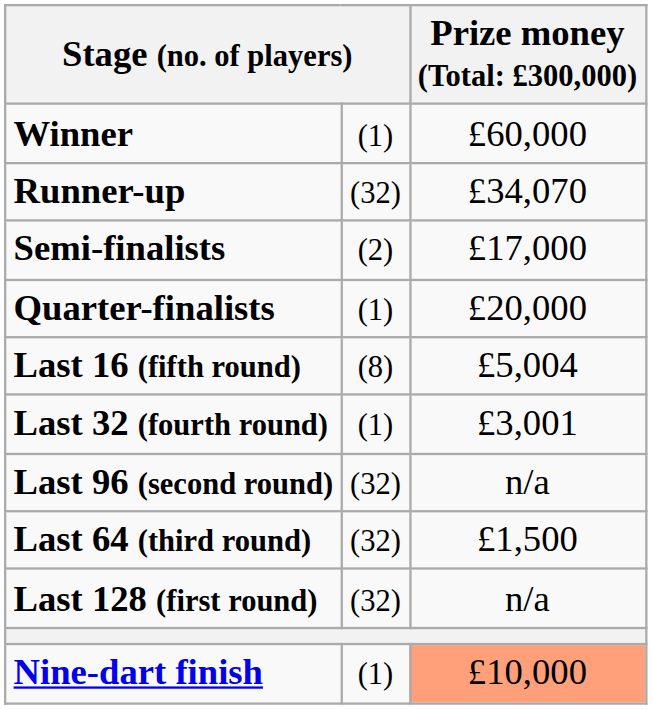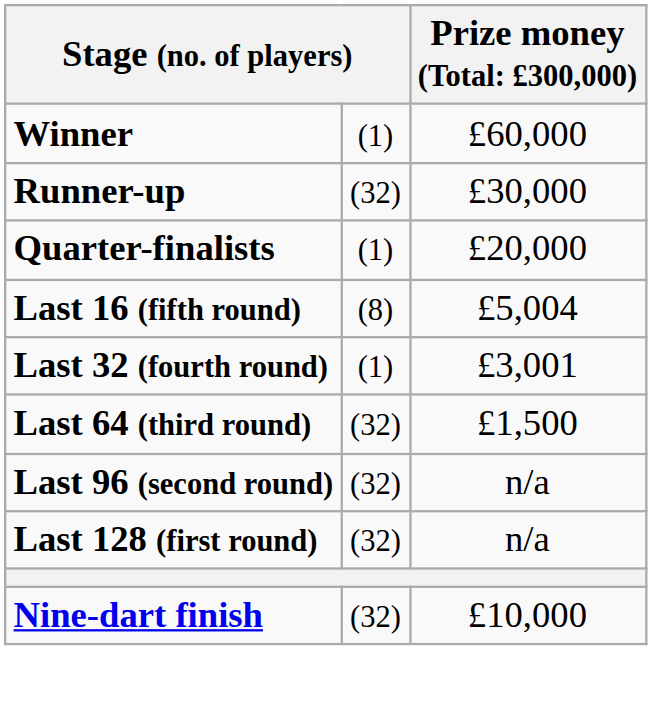(527, 190) £34,070 -> (527, 190) £30,000
- row: (119, 249)
rows swapped: (162, 539) <-> (173, 481)
(375, 675) (1) -> (375, 616) (32)
(527, 672) lightsalmon background -> (527, 614) no background
